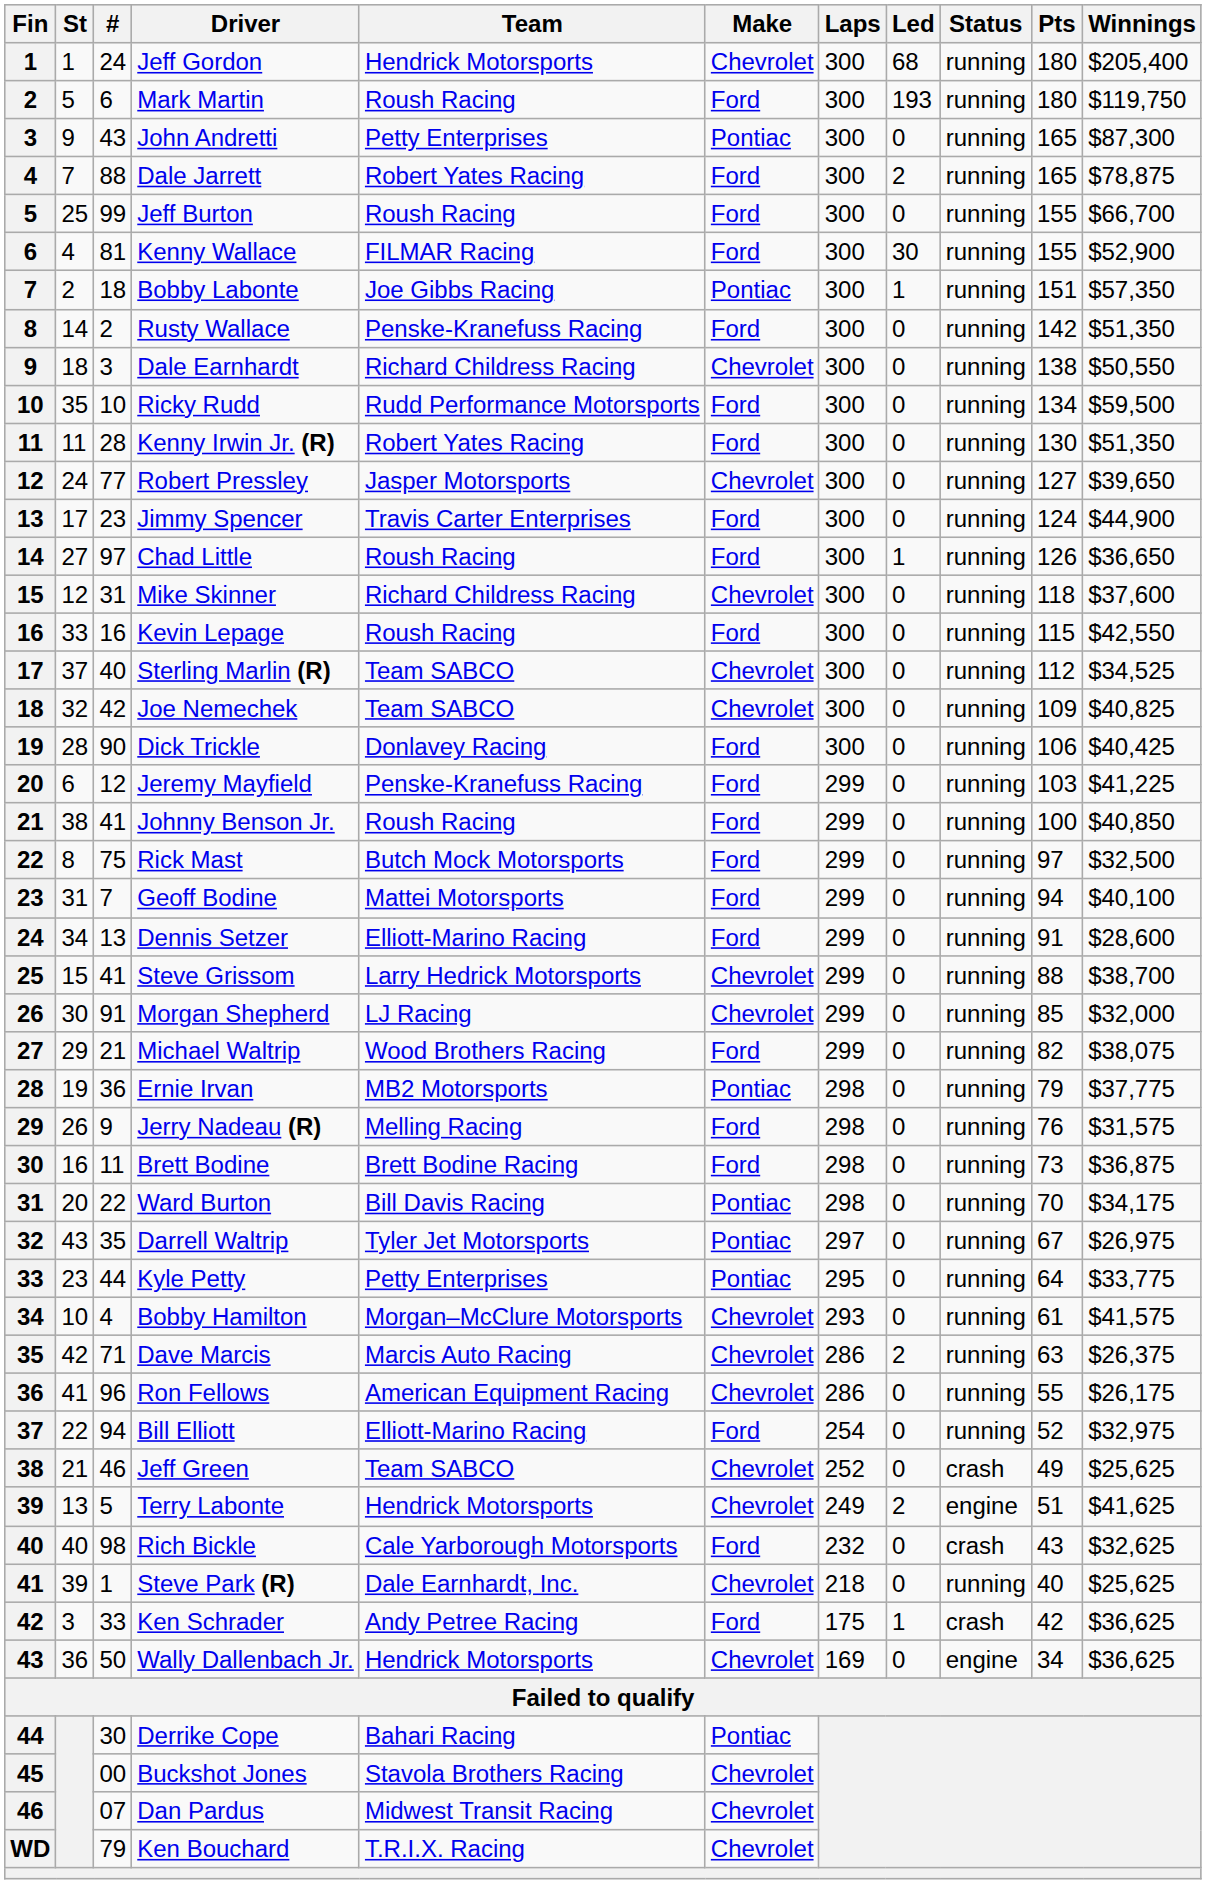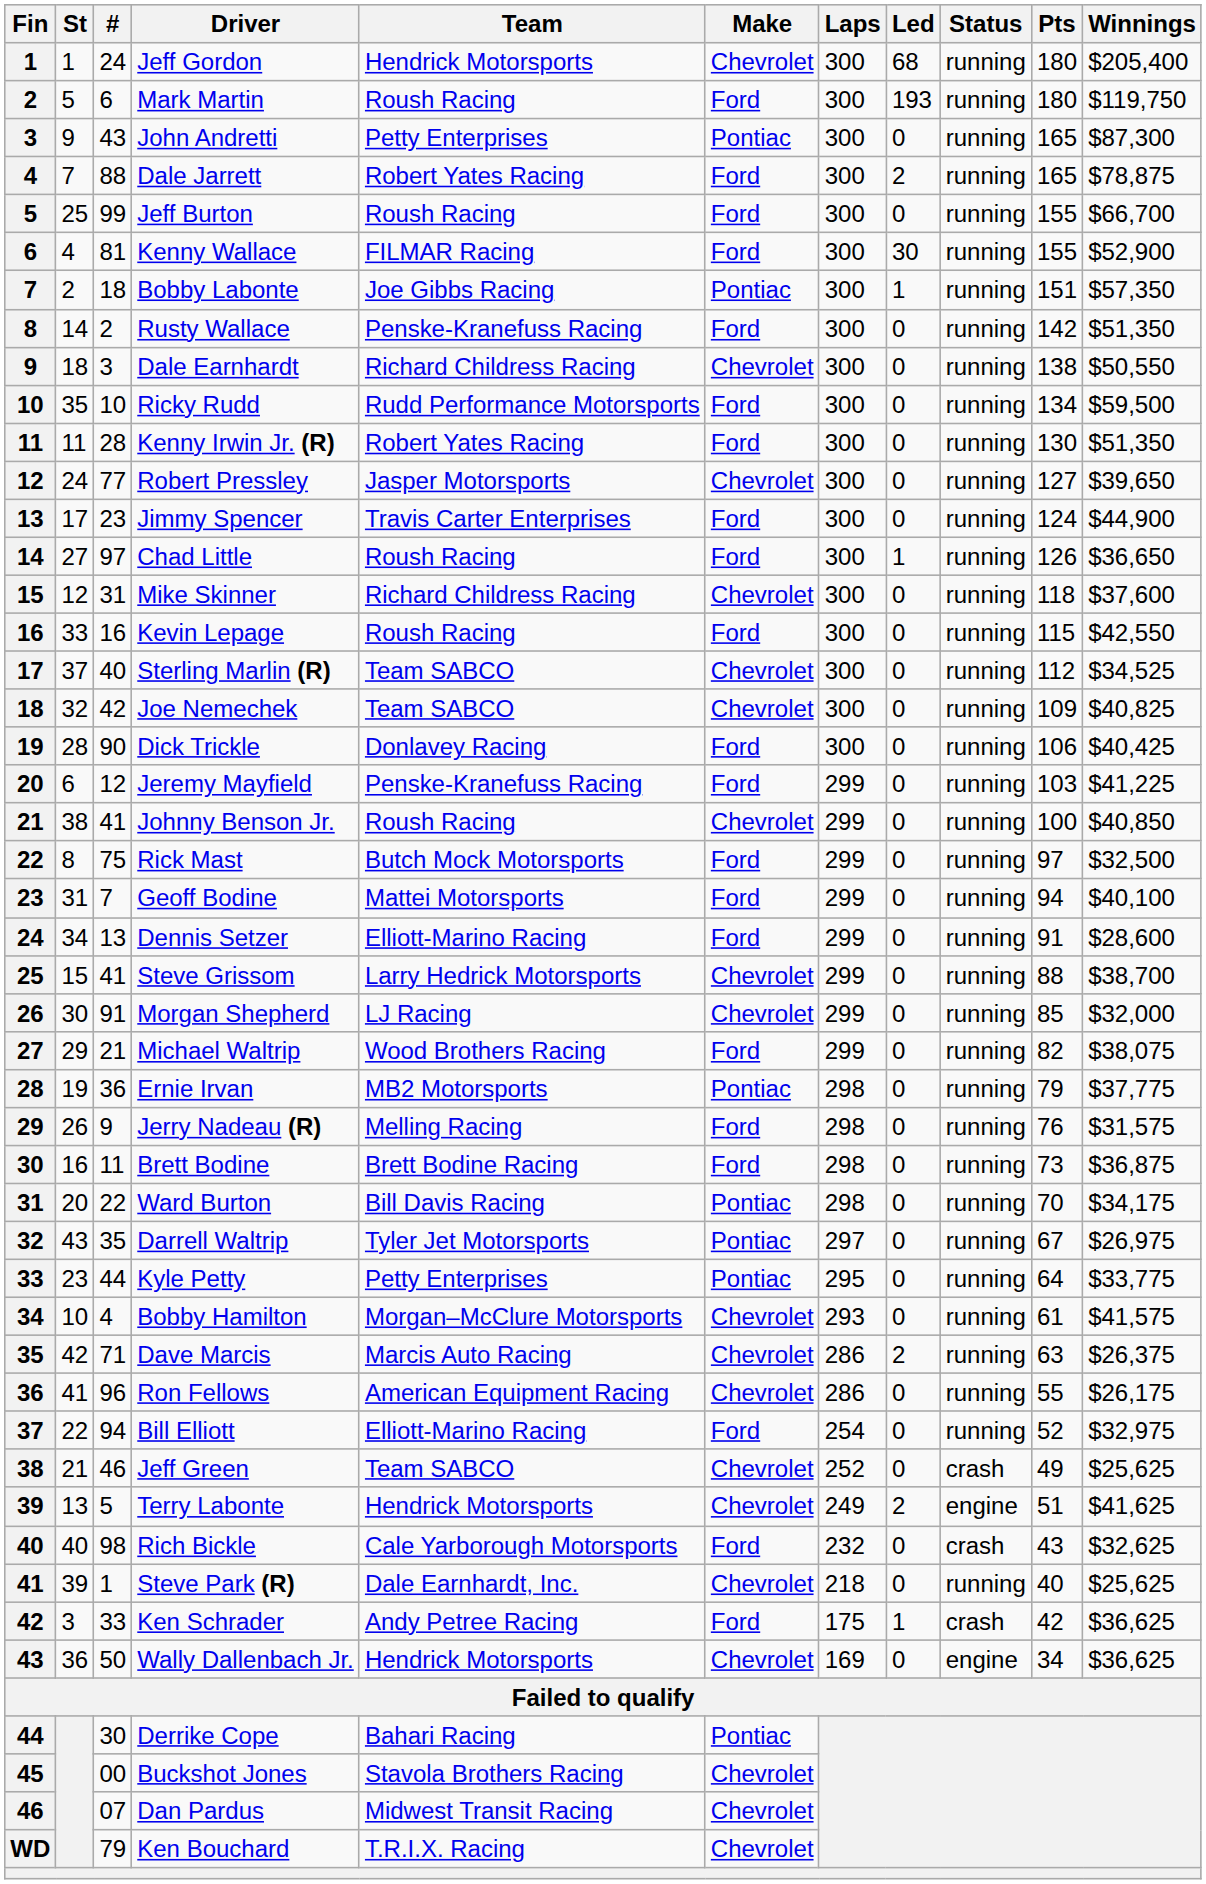(736, 822) Ford -> (762, 822) Chevrolet
